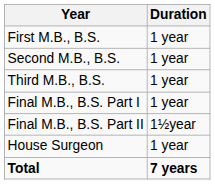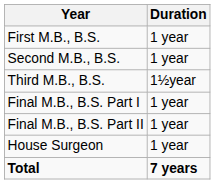(169, 80) 1 year -> (173, 80) 1½year
(173, 124) 1½year -> (169, 124) 1 year
